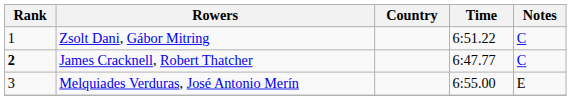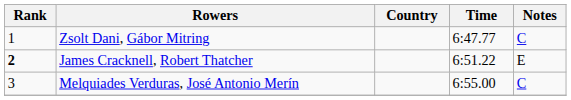(474, 38) 6:51.22 -> (474, 38) 6:47.77
(474, 60) 6:47.77 -> (474, 60) 6:51.22
(522, 60) C -> (521, 60) E
(521, 83) E -> (522, 83) C
